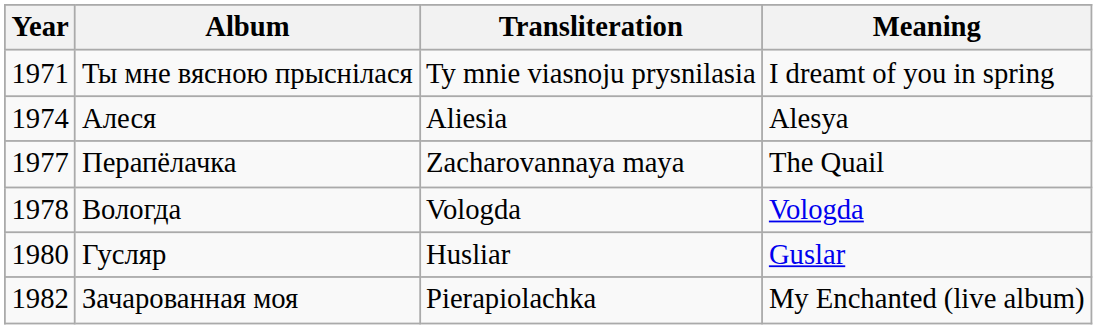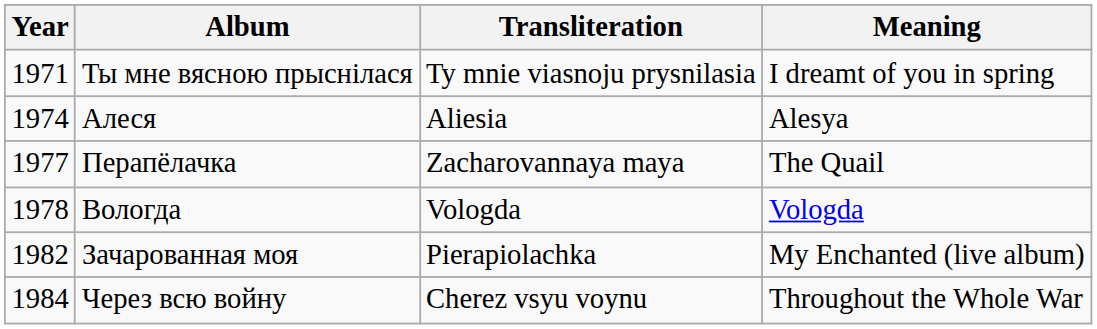- row: (124, 254)
+ row: (184, 299)
